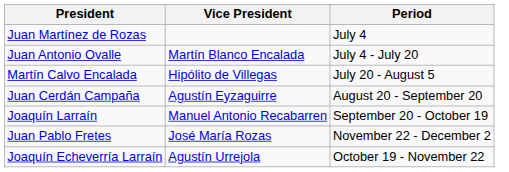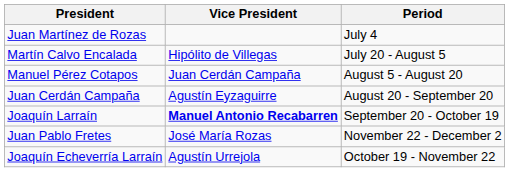- row: (64, 55)
+ row: (72, 75)
(248, 116) normal -> (253, 116) bold
